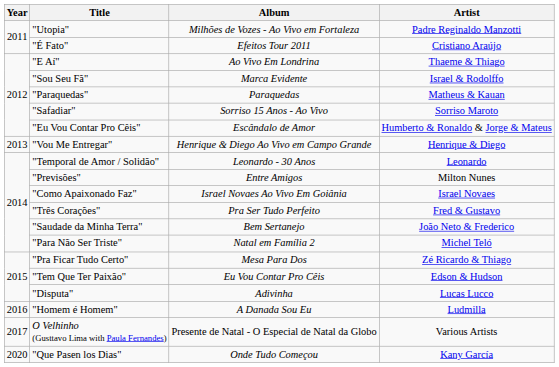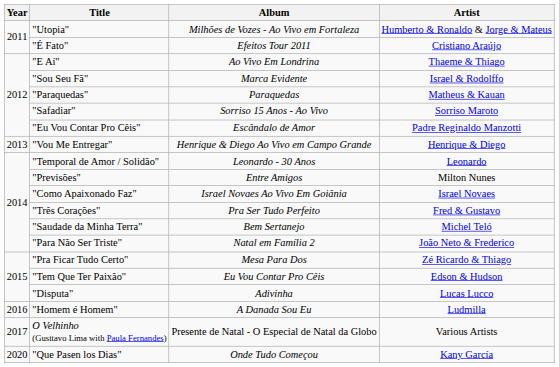(467, 29) Padre Reginaldo Manzotti -> (467, 29) Humberto & Ronaldo & Jorge & Mateus
(467, 128) Humberto & Ronaldo & Jorge & Mateus -> (467, 128) Padre Reginaldo Manzotti
(467, 227) João Neto & Frederico -> (467, 227) Michel Teló
(467, 243) Michel Teló -> (467, 243) João Neto & Frederico
